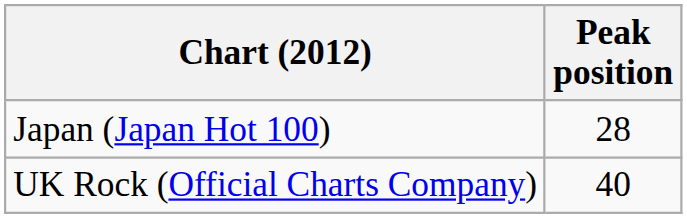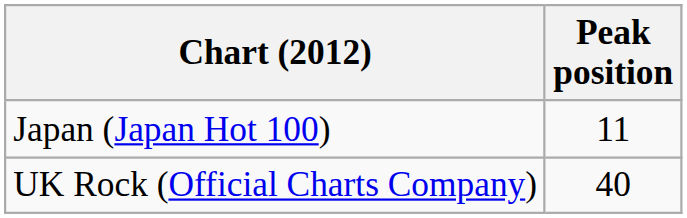(613, 128) 28 -> (613, 128) 11
